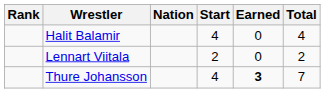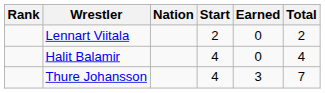rows swapped: (87, 56) <-> (83, 35)
(258, 77) bold -> (258, 77) normal
